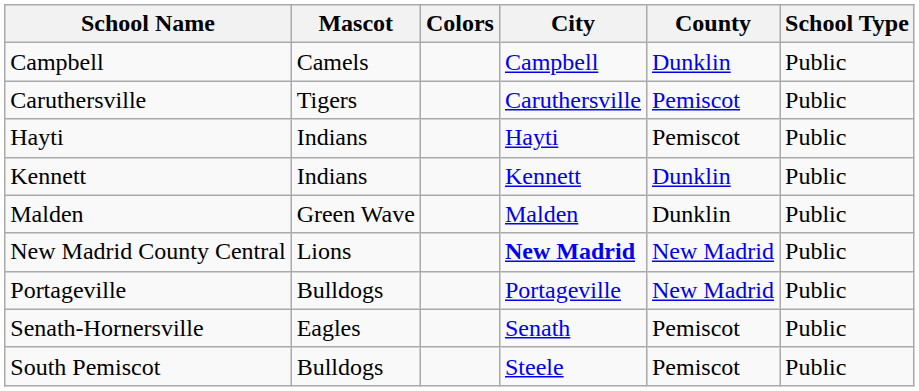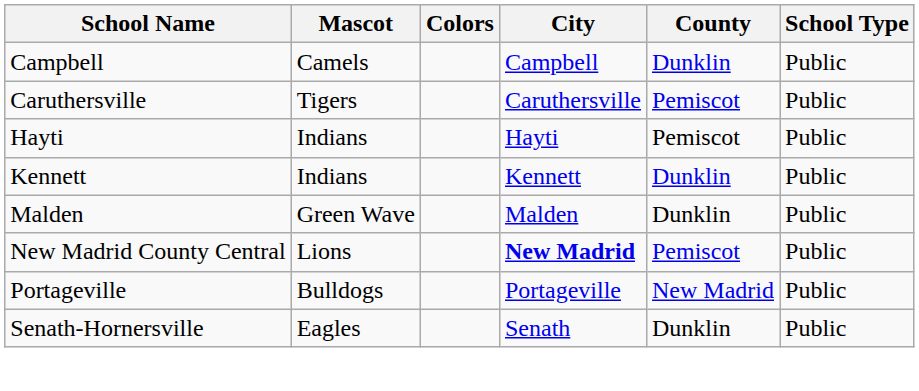(713, 251) New Madrid -> (696, 251) Pemiscot
(696, 328) Pemiscot -> (691, 328) Dunklin
- row: (85, 366)
